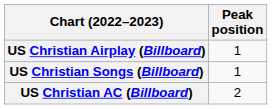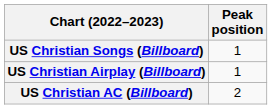rows swapped: (106, 72) <-> (106, 51)
